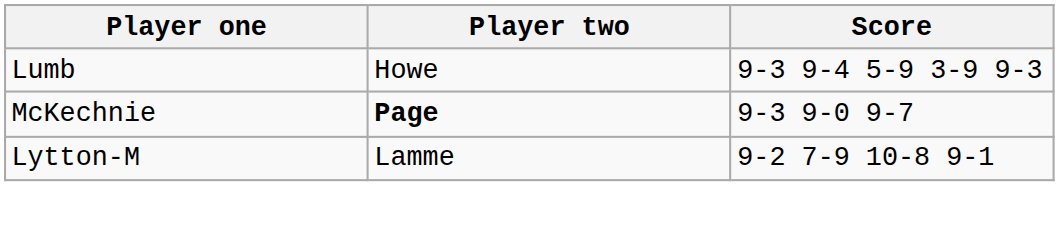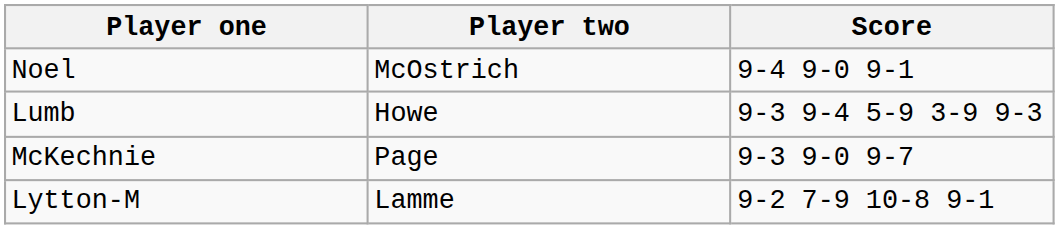+ row: (44, 70)
(407, 114) bold -> (407, 158) normal
